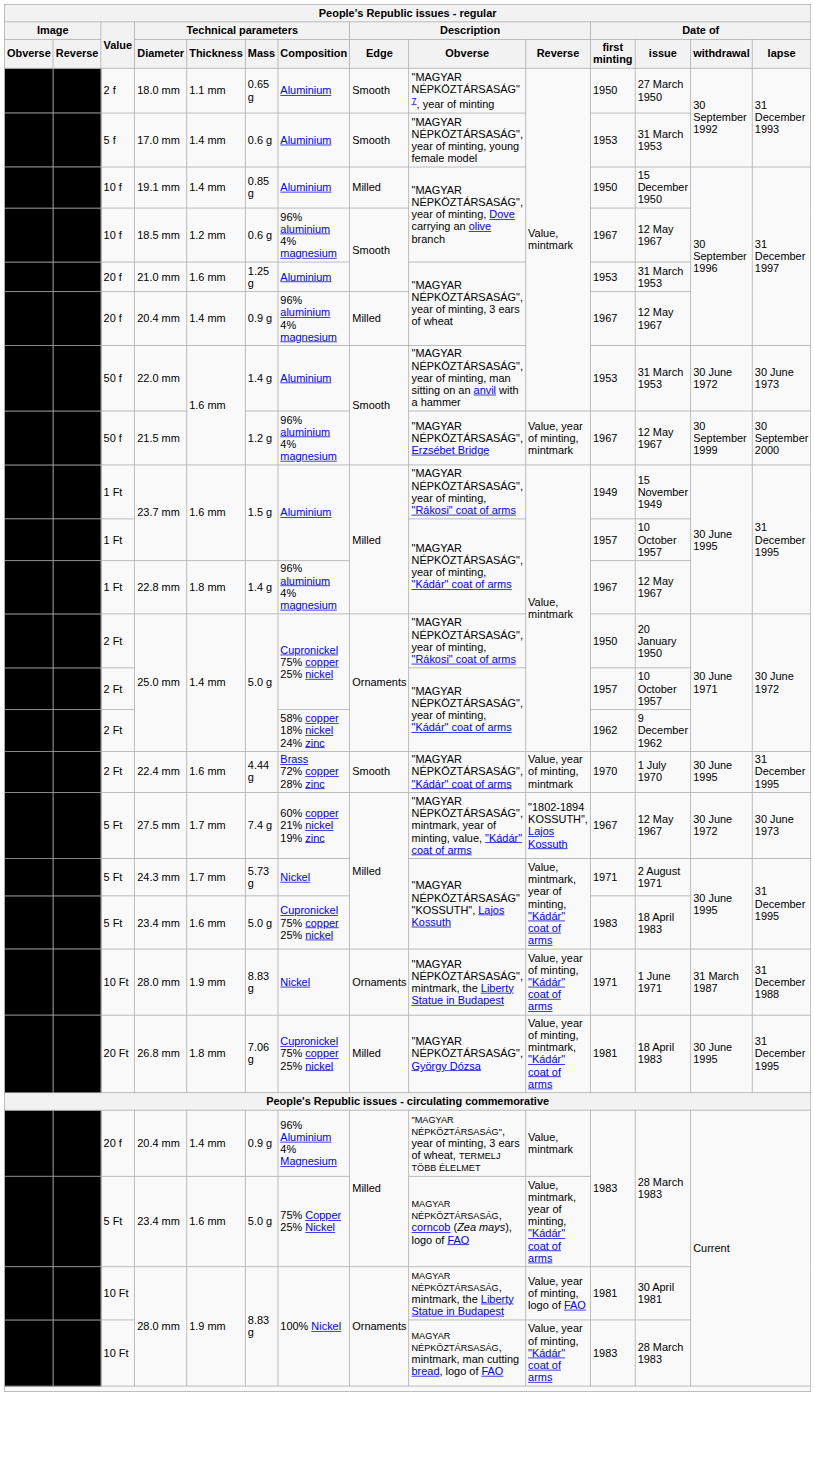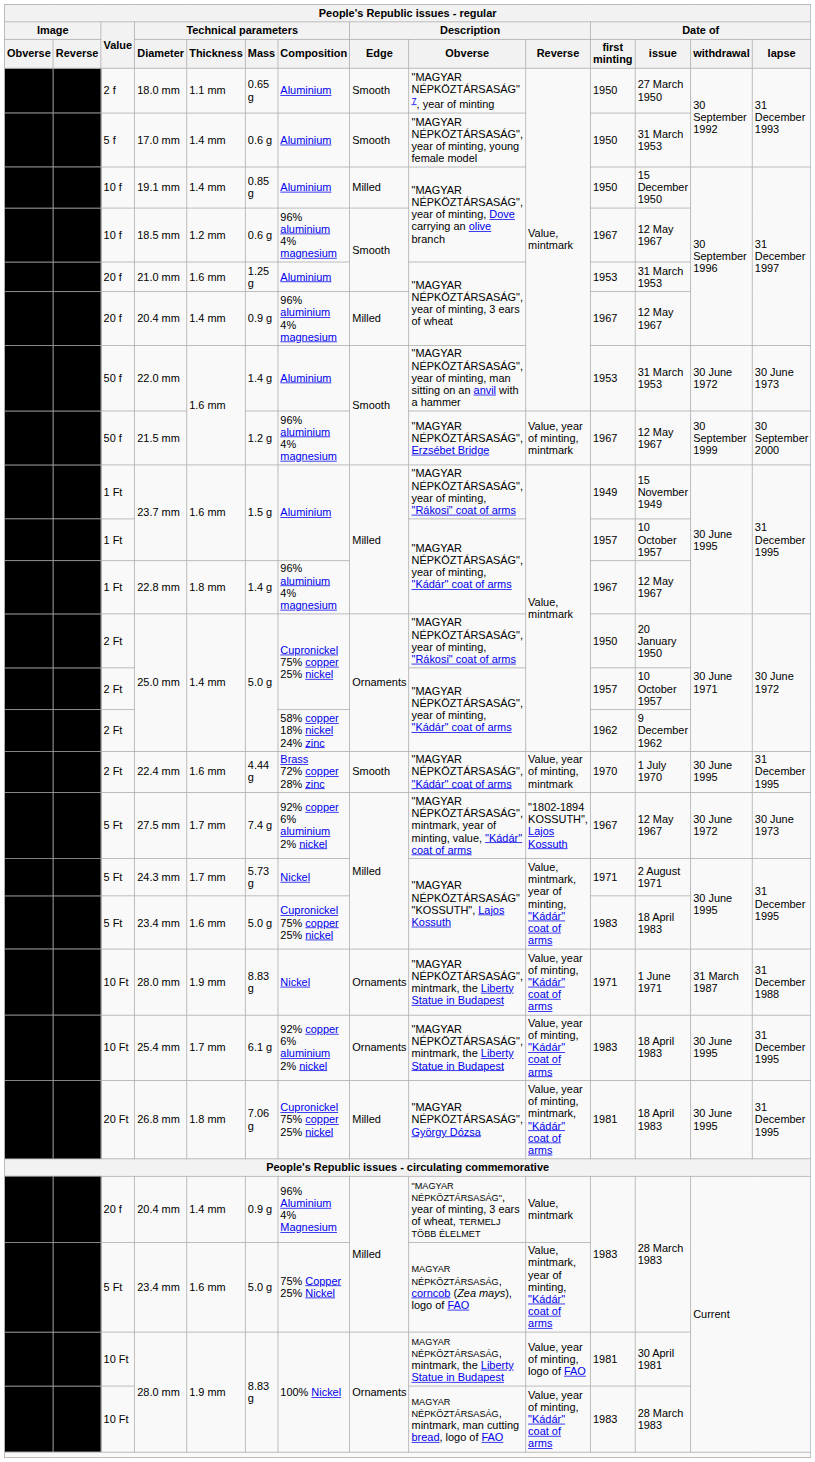(605, 140) 1953 -> (605, 140) 1950
(310, 826) 60% copper 21% nickel 19% zinc -> (310, 826) 92% copper 6% aluminium 2% nickel
+ row: (116, 1048)
